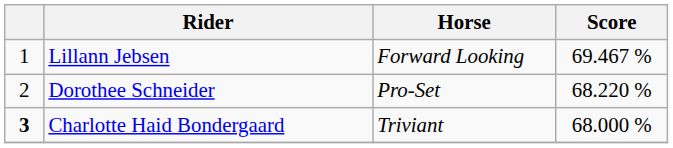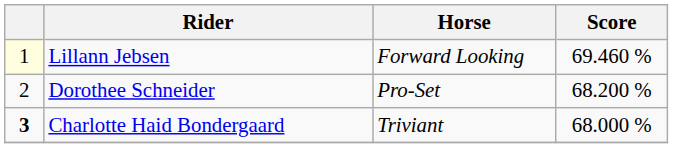(24, 56) no background -> (24, 56) lightyellow background
(612, 56) 69.467 % -> (612, 56) 69.460 %
(612, 90) 68.220 % -> (612, 90) 68.200 %
